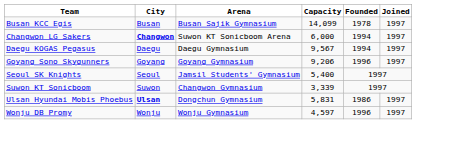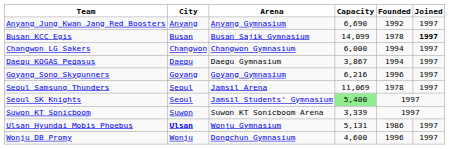+ row: (86, 23)
(396, 23) normal -> (429, 36) bold
(155, 36) bold -> (188, 49) normal
(234, 36) Suwon KT Sonicboom Arena -> (253, 49) Changwon Gymnasium
(323, 49) 9,567 -> (355, 62) 3,867
(323, 62) 9,206 -> (355, 74) 6,216
+ row: (58, 87)
(323, 74) no background -> (355, 100) lightgreen background
(220, 87) Changwon Gymnasium -> (267, 112) Suwon KT Sonicboom Arena
(220, 100) Dongchun Gymnasium -> (246, 125) Wonju Gymnasium
(323, 100) 5,831 -> (355, 125) 5,131
(213, 112) Wonju Gymnasium -> (253, 138) Dongchun Gymnasium
(323, 112) 4,597 -> (355, 138) 4,600
